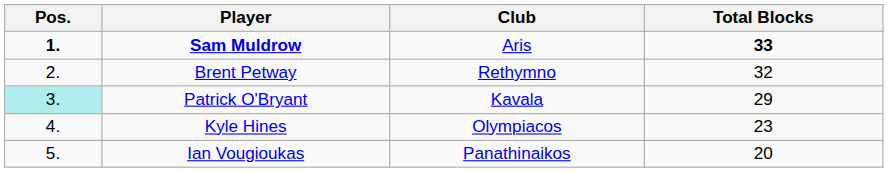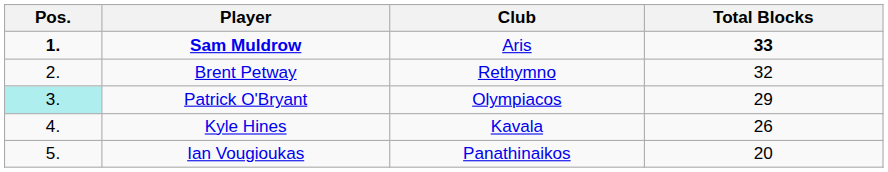(517, 99) Kavala -> (517, 99) Olympiacos
(517, 126) Olympiacos -> (517, 126) Kavala
(763, 126) 23 -> (763, 126) 26
